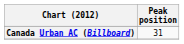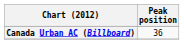(158, 33) 31 -> (158, 33) 36
